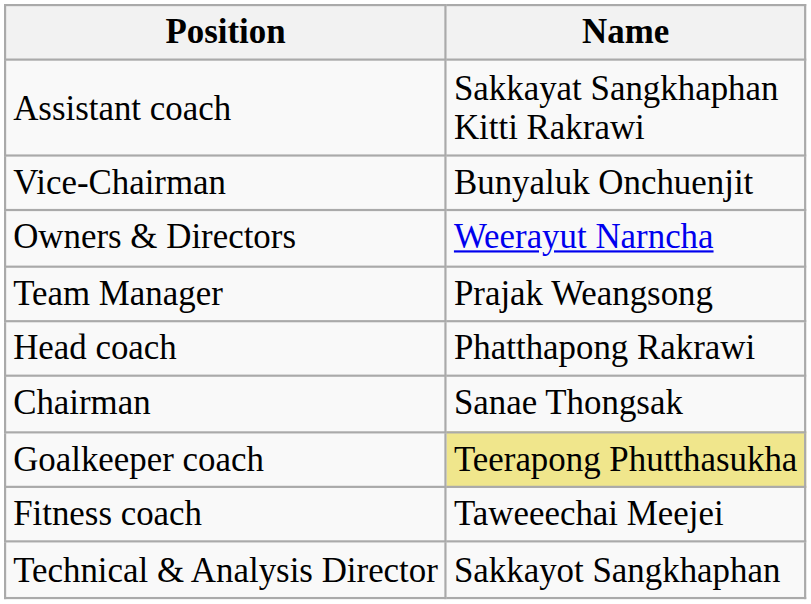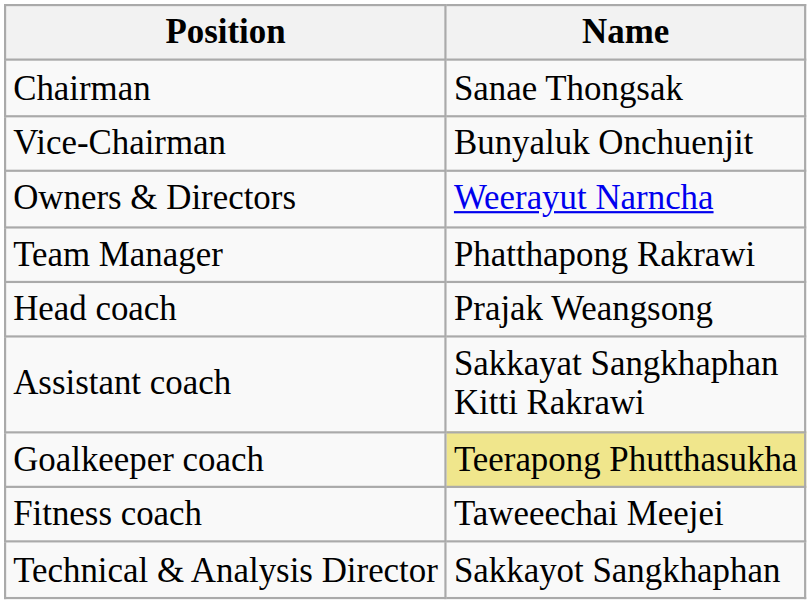rows swapped: (82, 403) <-> (122, 107)
(583, 292) Prajak Weangsong -> (605, 253) Phatthapong Rakrawi
(605, 347) Phatthapong Rakrawi -> (583, 308) Prajak Weangsong
